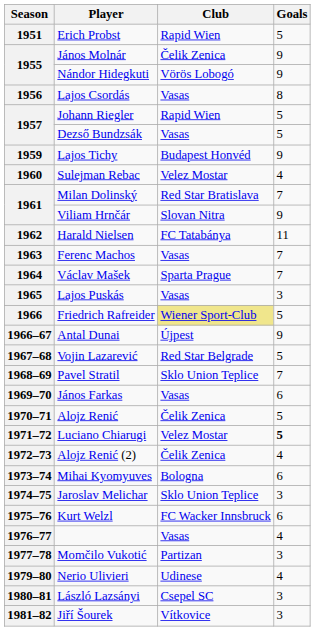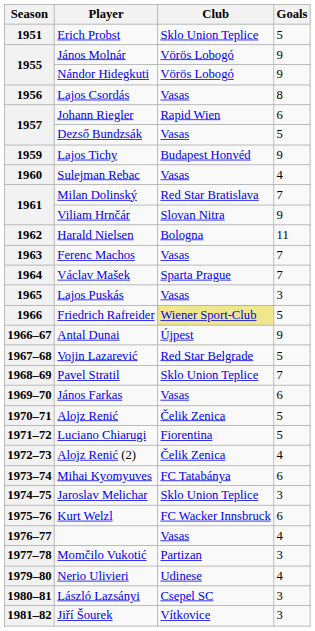(190, 34) Rapid Wien -> (209, 34) Sklo Union Teplice
(193, 54) Čelik Zenica -> (197, 54) Vörös Lobogó
(280, 114) 5 -> (280, 114) 6
(194, 174) Velez Mostar -> (175, 174) Vasas
(195, 235) FC Tatabánya -> (182, 235) Bologna
(194, 435) Velez Mostar -> (186, 435) Fiorentina
(280, 435) bold -> (280, 435) normal
(182, 475) Bologna -> (195, 475) FC Tatabánya
